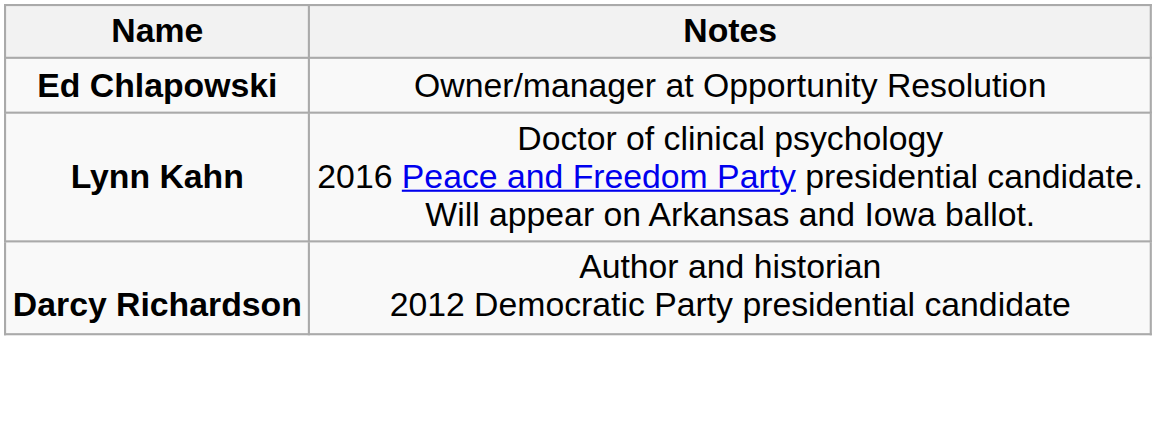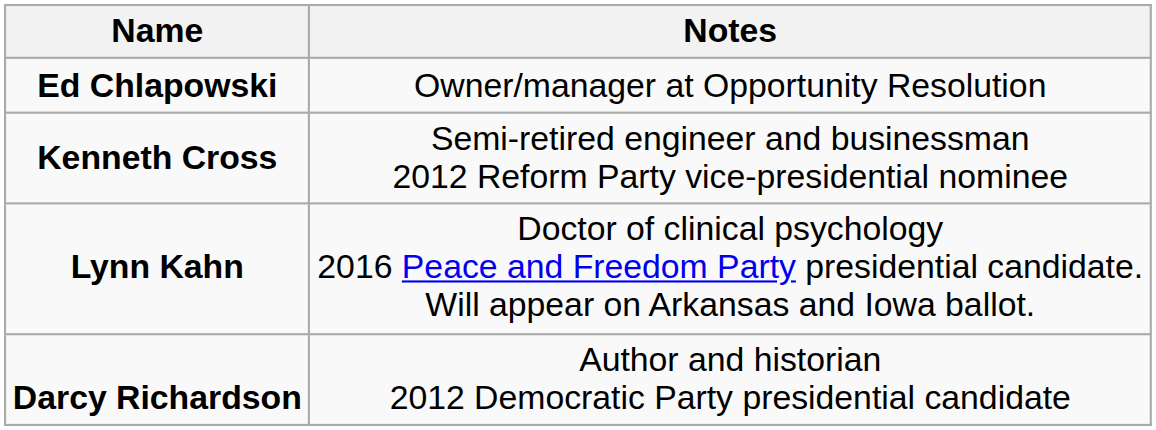+ row: (157, 157)
